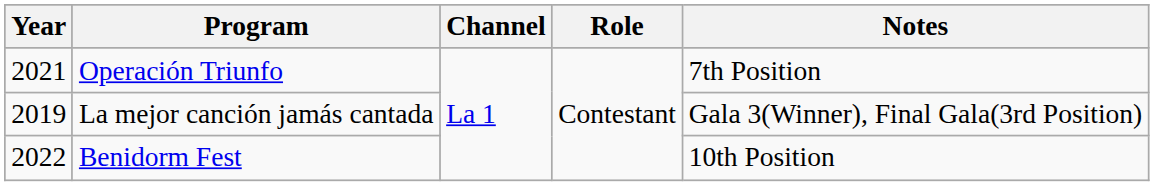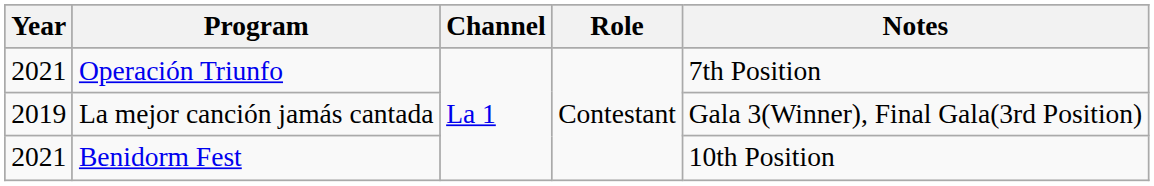(39, 157) 2022 -> (39, 157) 2021
